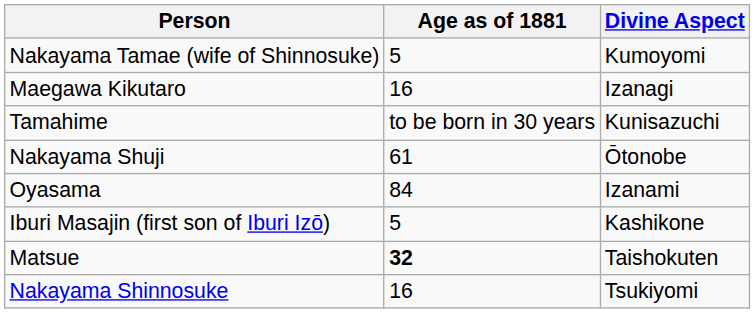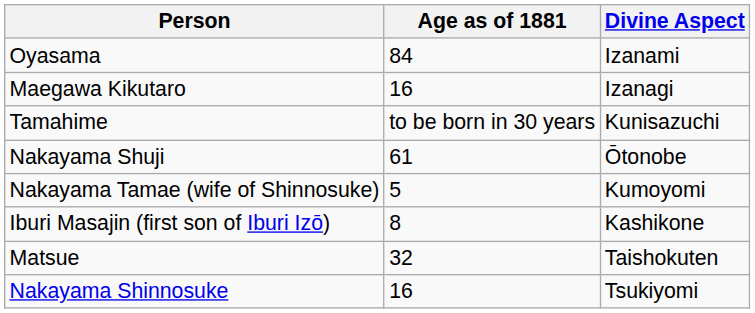rows swapped: (55, 190) <-> (194, 55)
(395, 223) 5 -> (395, 223) 8
(401, 257) bold -> (401, 257) normal
